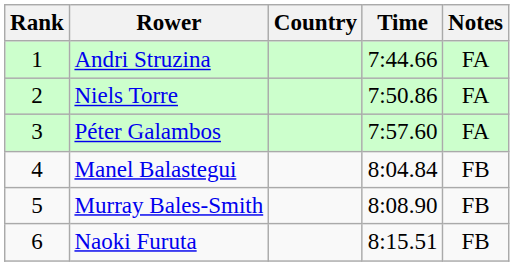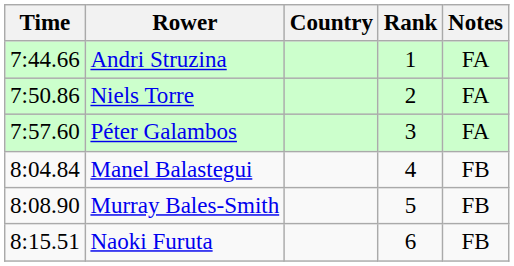columns swapped: (37, 22) <-> (403, 22)
